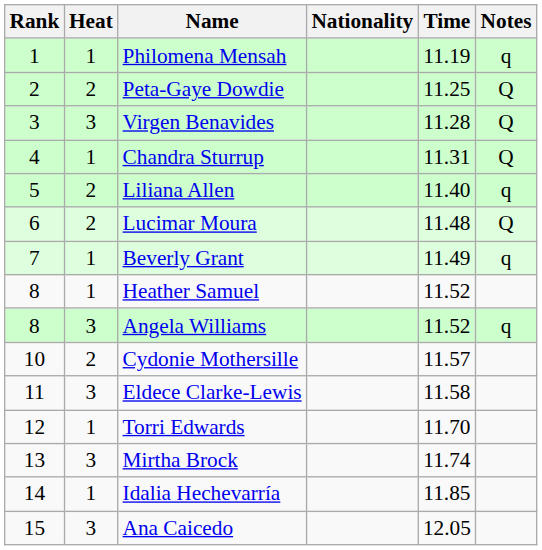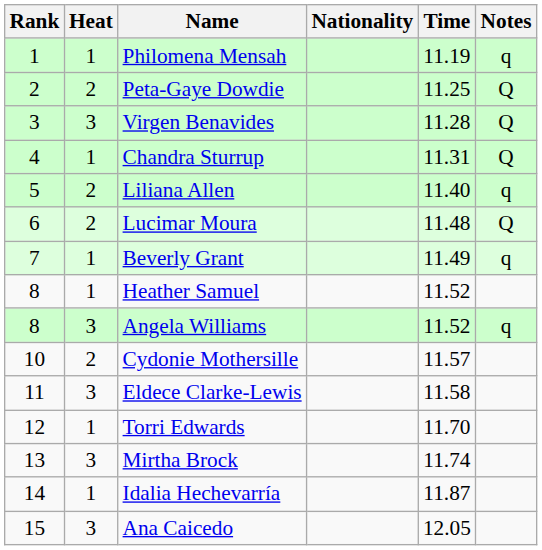(447, 493) 11.85 -> (447, 493) 11.87
